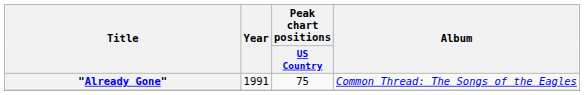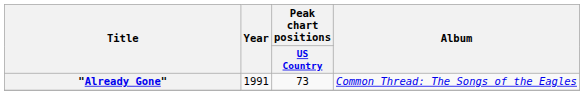(302, 82) 75 -> (302, 82) 73
